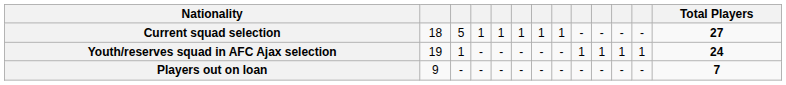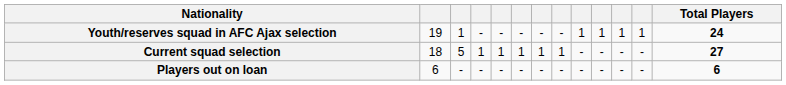rows swapped: (212, 32) <-> (212, 51)
(435, 70) 9 -> (435, 70) 6
(717, 70) 7 -> (717, 70) 6
